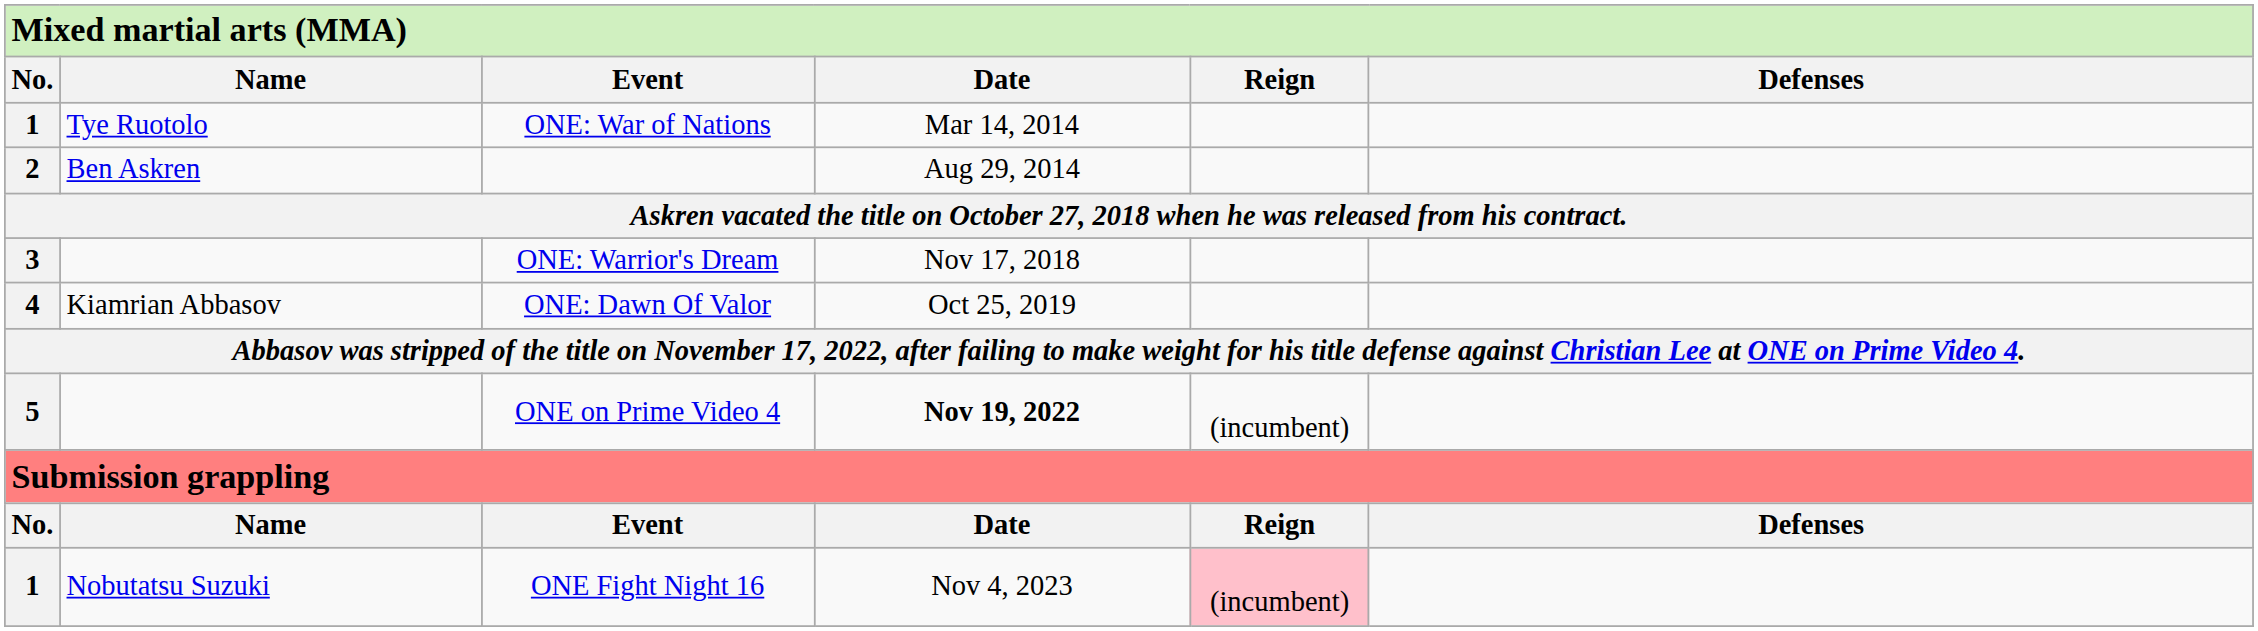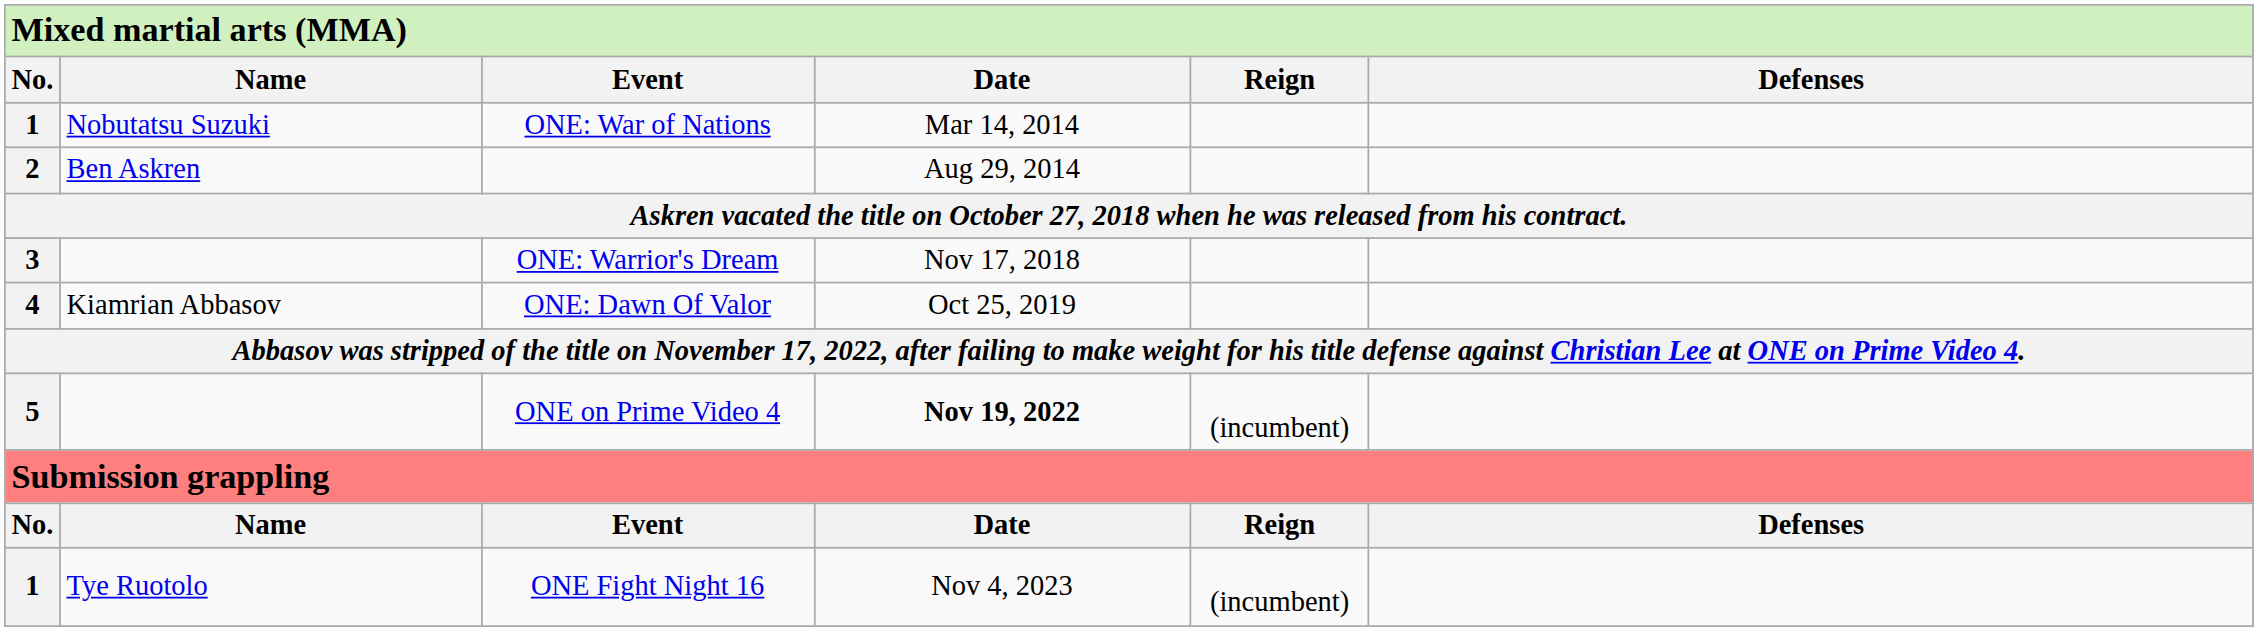(137, 124) Tye Ruotolo -> (168, 124) Nobutatsu Suzuki
(168, 586) Nobutatsu Suzuki -> (137, 586) Tye Ruotolo
(1280, 602) pink background -> (1280, 602) no background
